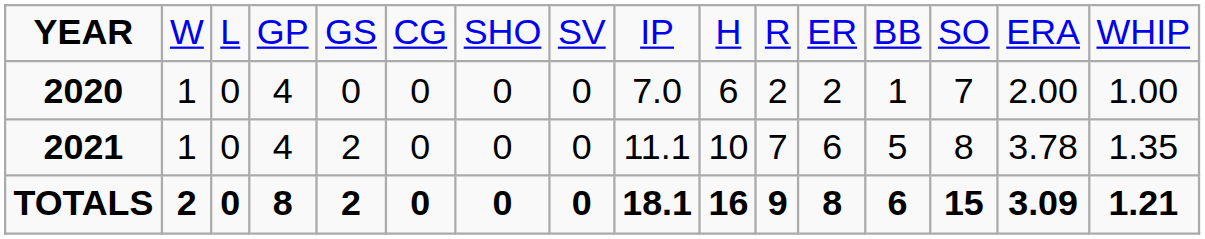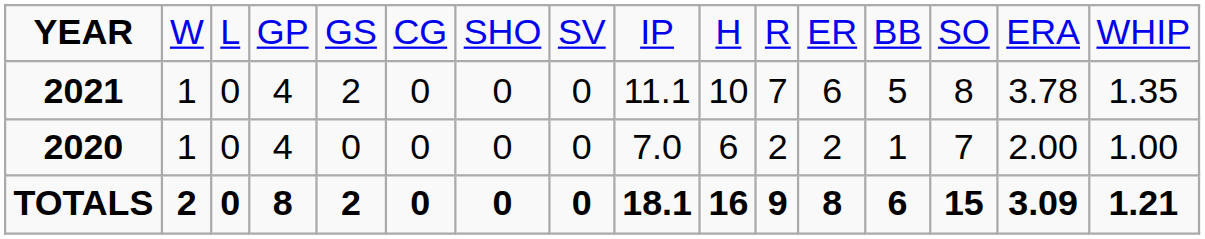rows swapped: (83, 89) <-> (83, 146)
